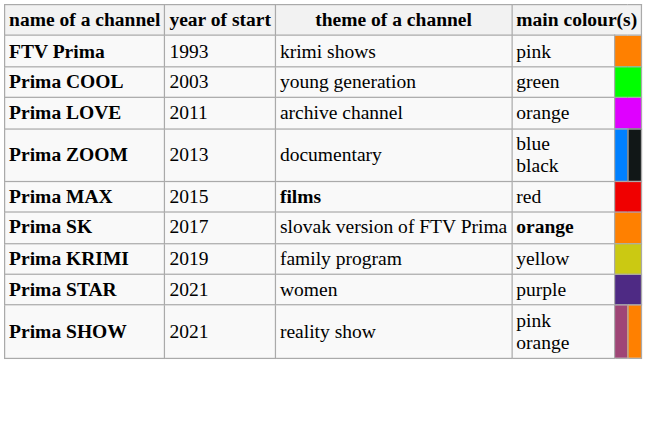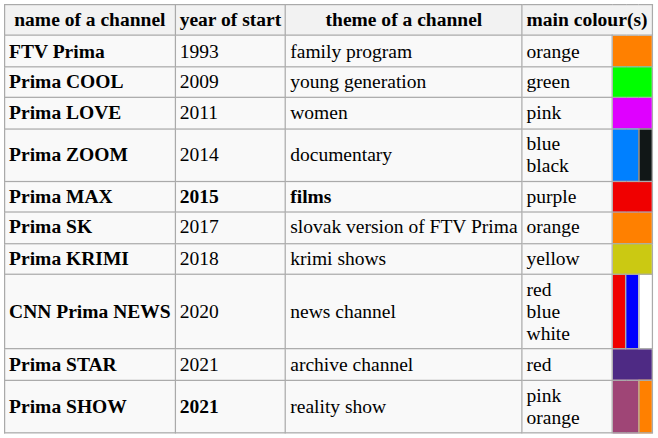(328, 50) krimi shows -> (351, 50) family program
(534, 50) pink -> (553, 50) orange
(189, 81) 2003 -> (199, 81) 2009
(341, 112) archive channel -> (319, 112) women
(543, 112) orange -> (544, 112) pink
(189, 154) 2013 -> (199, 154) 2014
(189, 196) normal -> (199, 196) bold
(529, 196) red -> (552, 196) purple
(545, 227) bold -> (553, 227) normal
(189, 258) 2019 -> (199, 258) 2018
(341, 258) family program -> (338, 258) krimi shows
+ row: (90, 311)
(309, 289) women -> (352, 364) archive channel
(541, 289) purple -> (539, 364) red
(189, 331) normal -> (199, 406) bold
